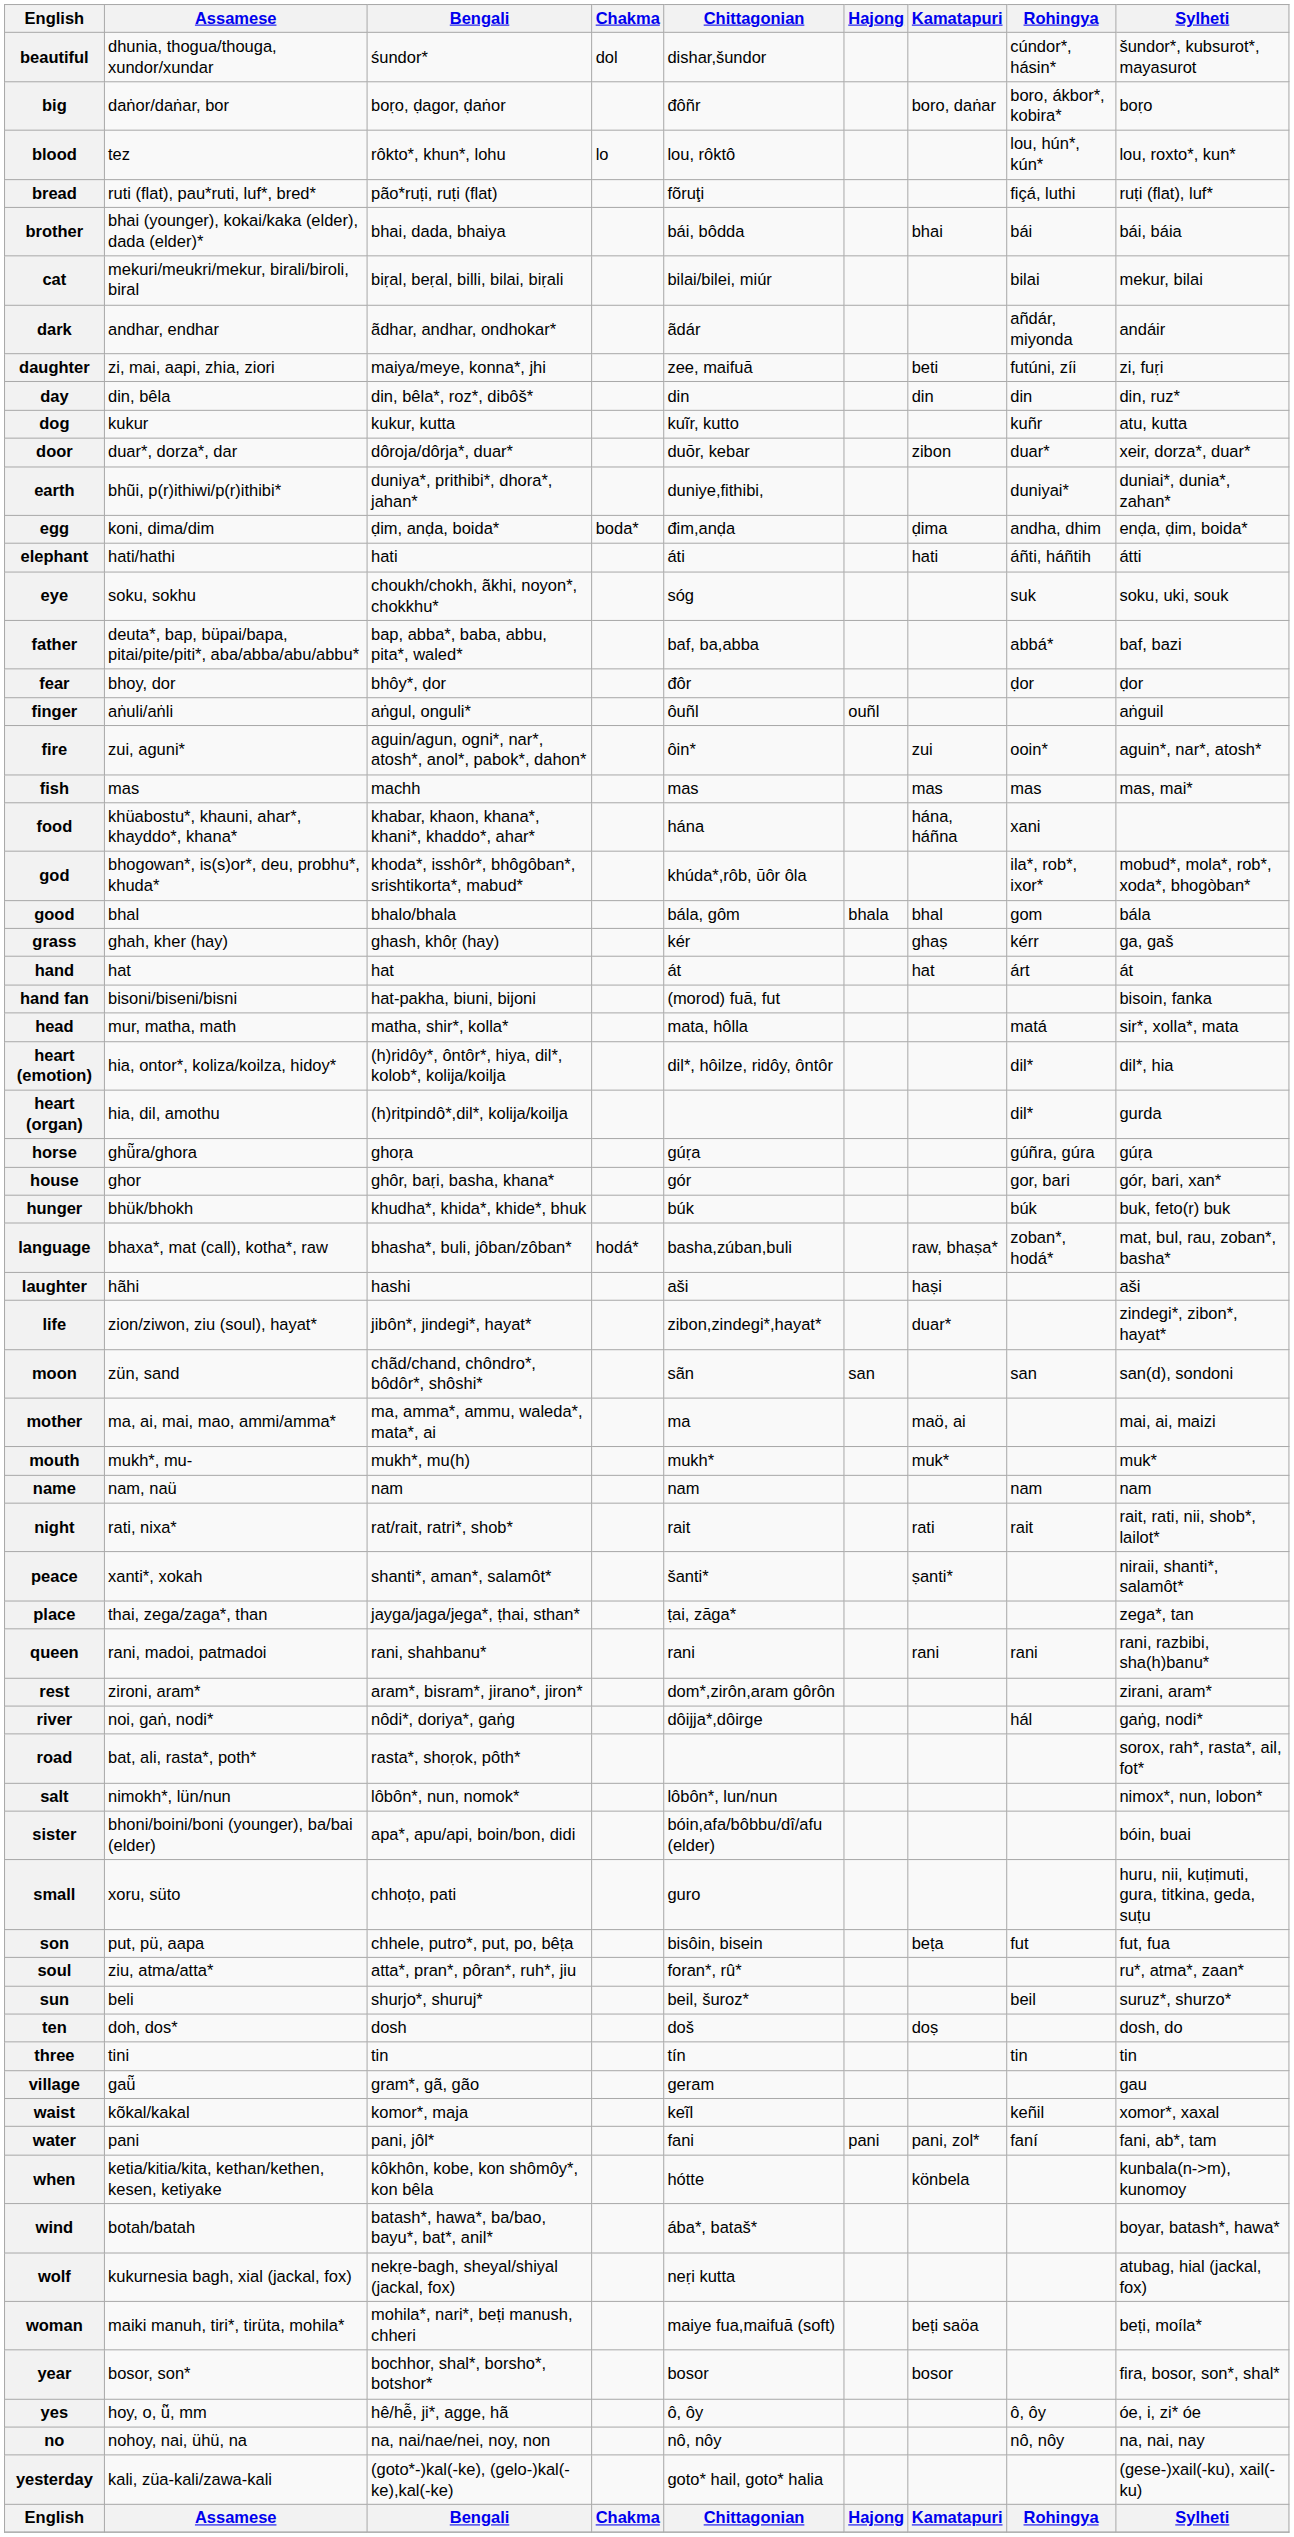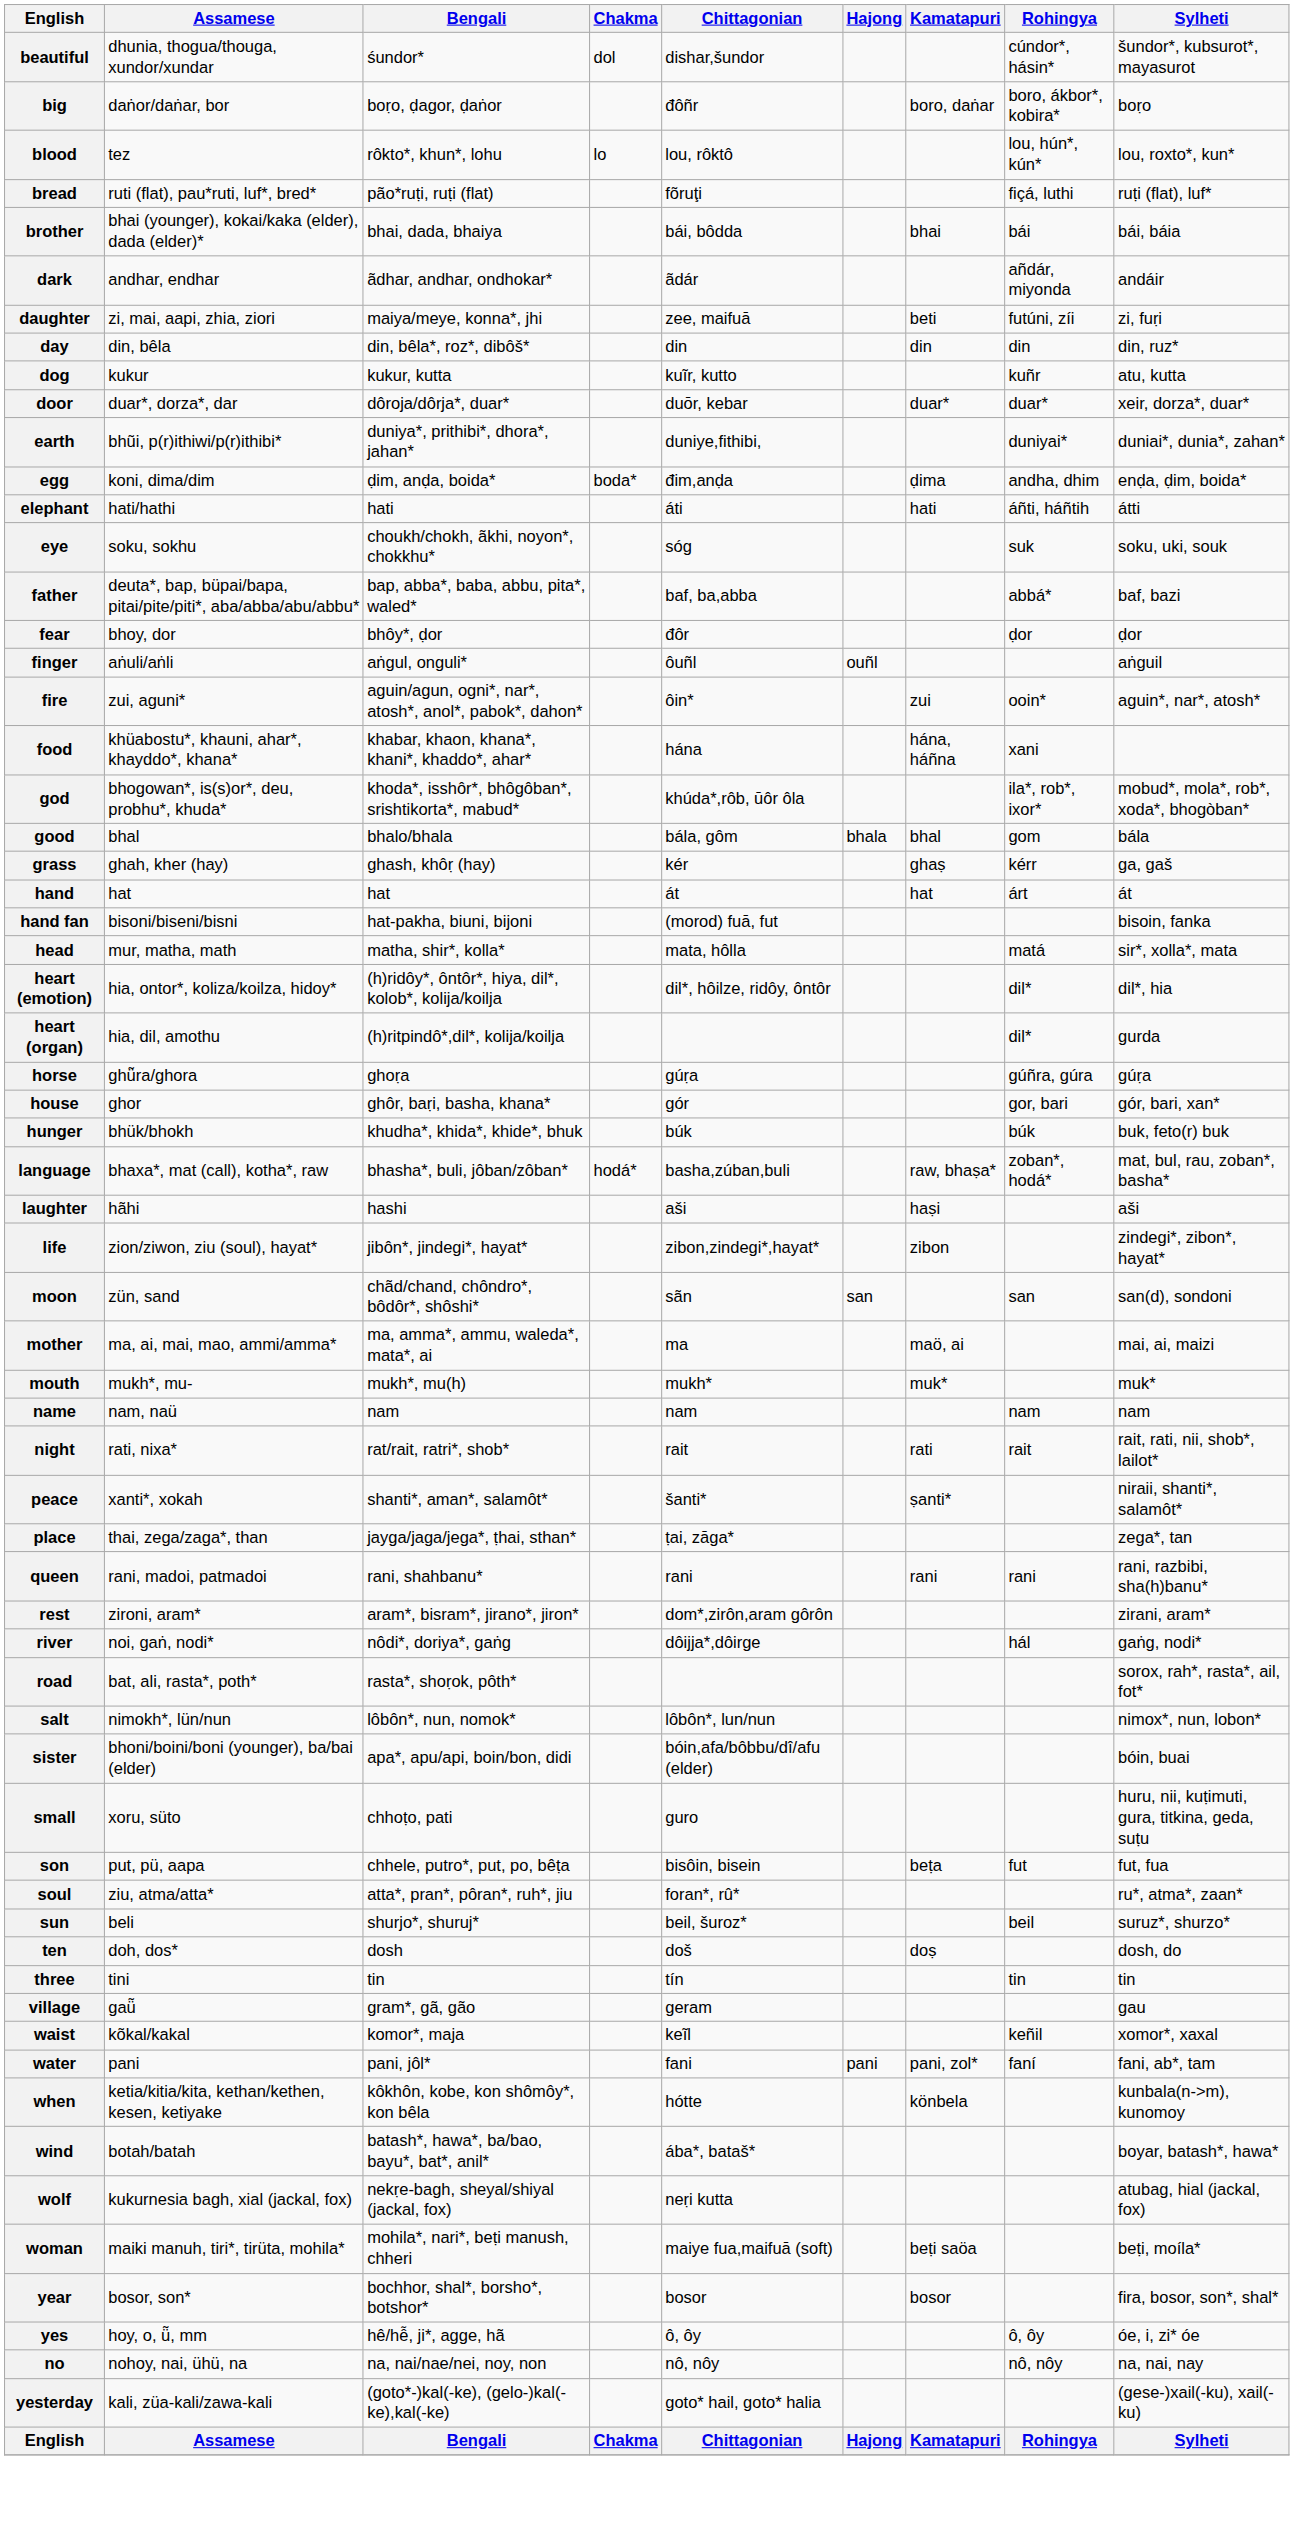- row: (54, 280)
(931, 452) zibon -> (930, 403) duar*
- row: (54, 788)
(931, 1324) duar* -> (930, 1247) zibon
